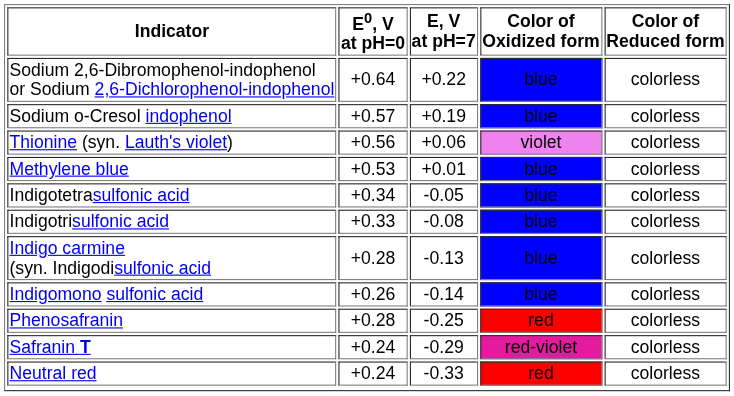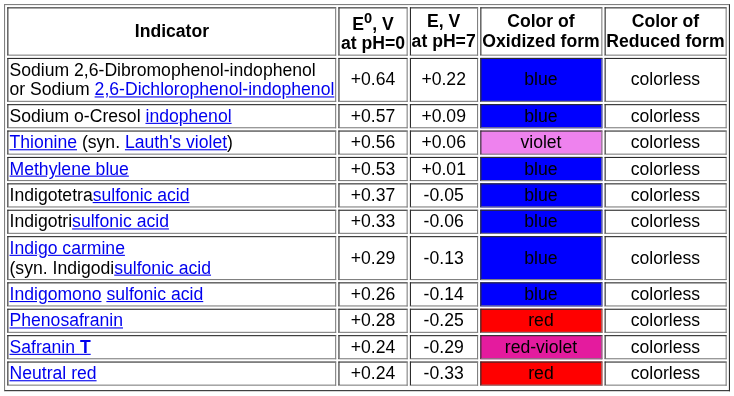(444, 116) +0.19 -> (444, 116) +0.09
(373, 195) +0.34 -> (373, 195) +0.37
(444, 222) -0.08 -> (444, 222) -0.06
(373, 258) +0.28 -> (373, 258) +0.29
